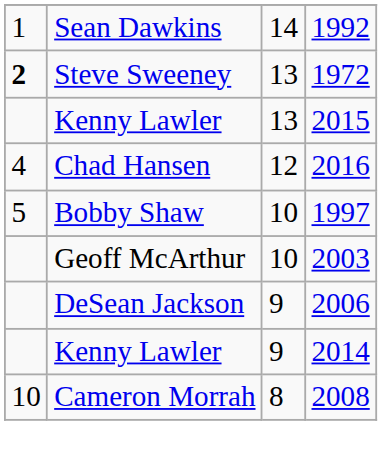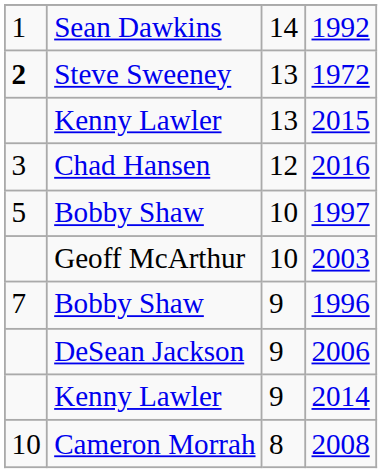(19, 166) 4 -> (19, 166) 3
+ row: (341, 304)
